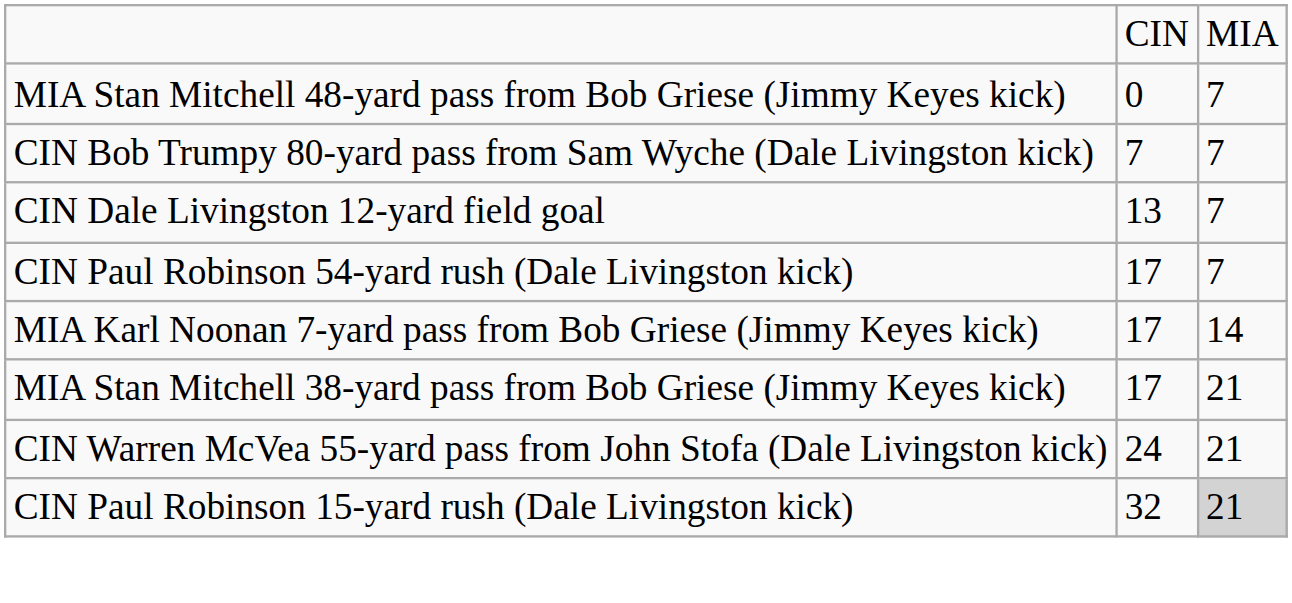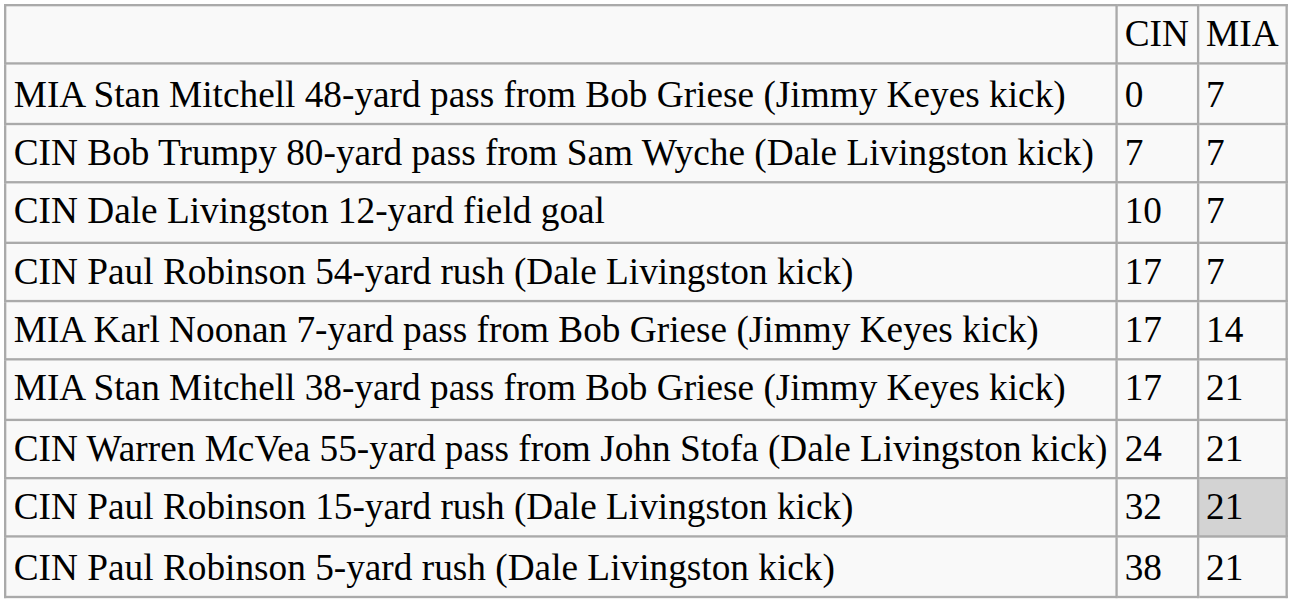(1143, 211) 13 -> (1143, 211) 10
+ row: (424, 566)
